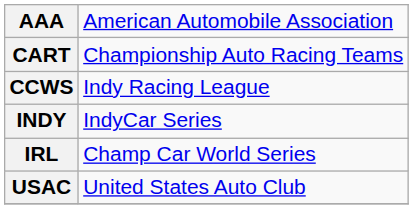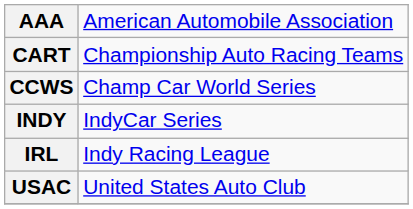(176, 87) Indy Racing League -> (199, 87) Champ Car World Series
(199, 154) Champ Car World Series -> (176, 154) Indy Racing League
